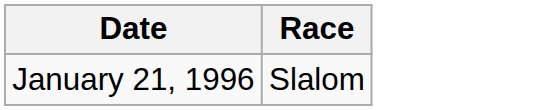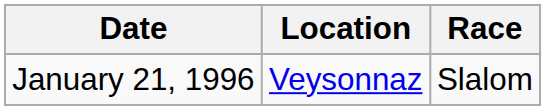+ column: (346, 29)
